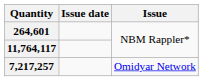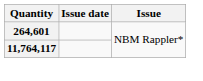- row: (32, 66)
